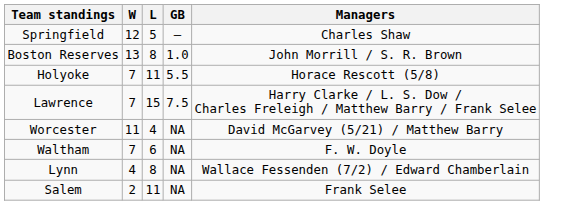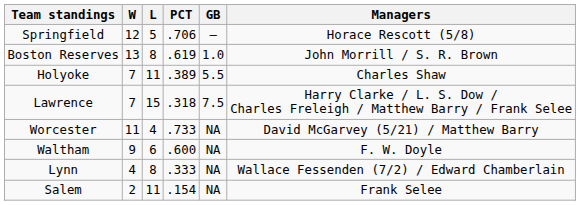+ column: (181, 15)
(366, 35) Charles Shaw -> (401, 35) Horace Rescott (5/8)
(366, 75) Horace Rescott (5/8) -> (401, 75) Charles Shaw
(132, 150) 7 -> (132, 150) 9
